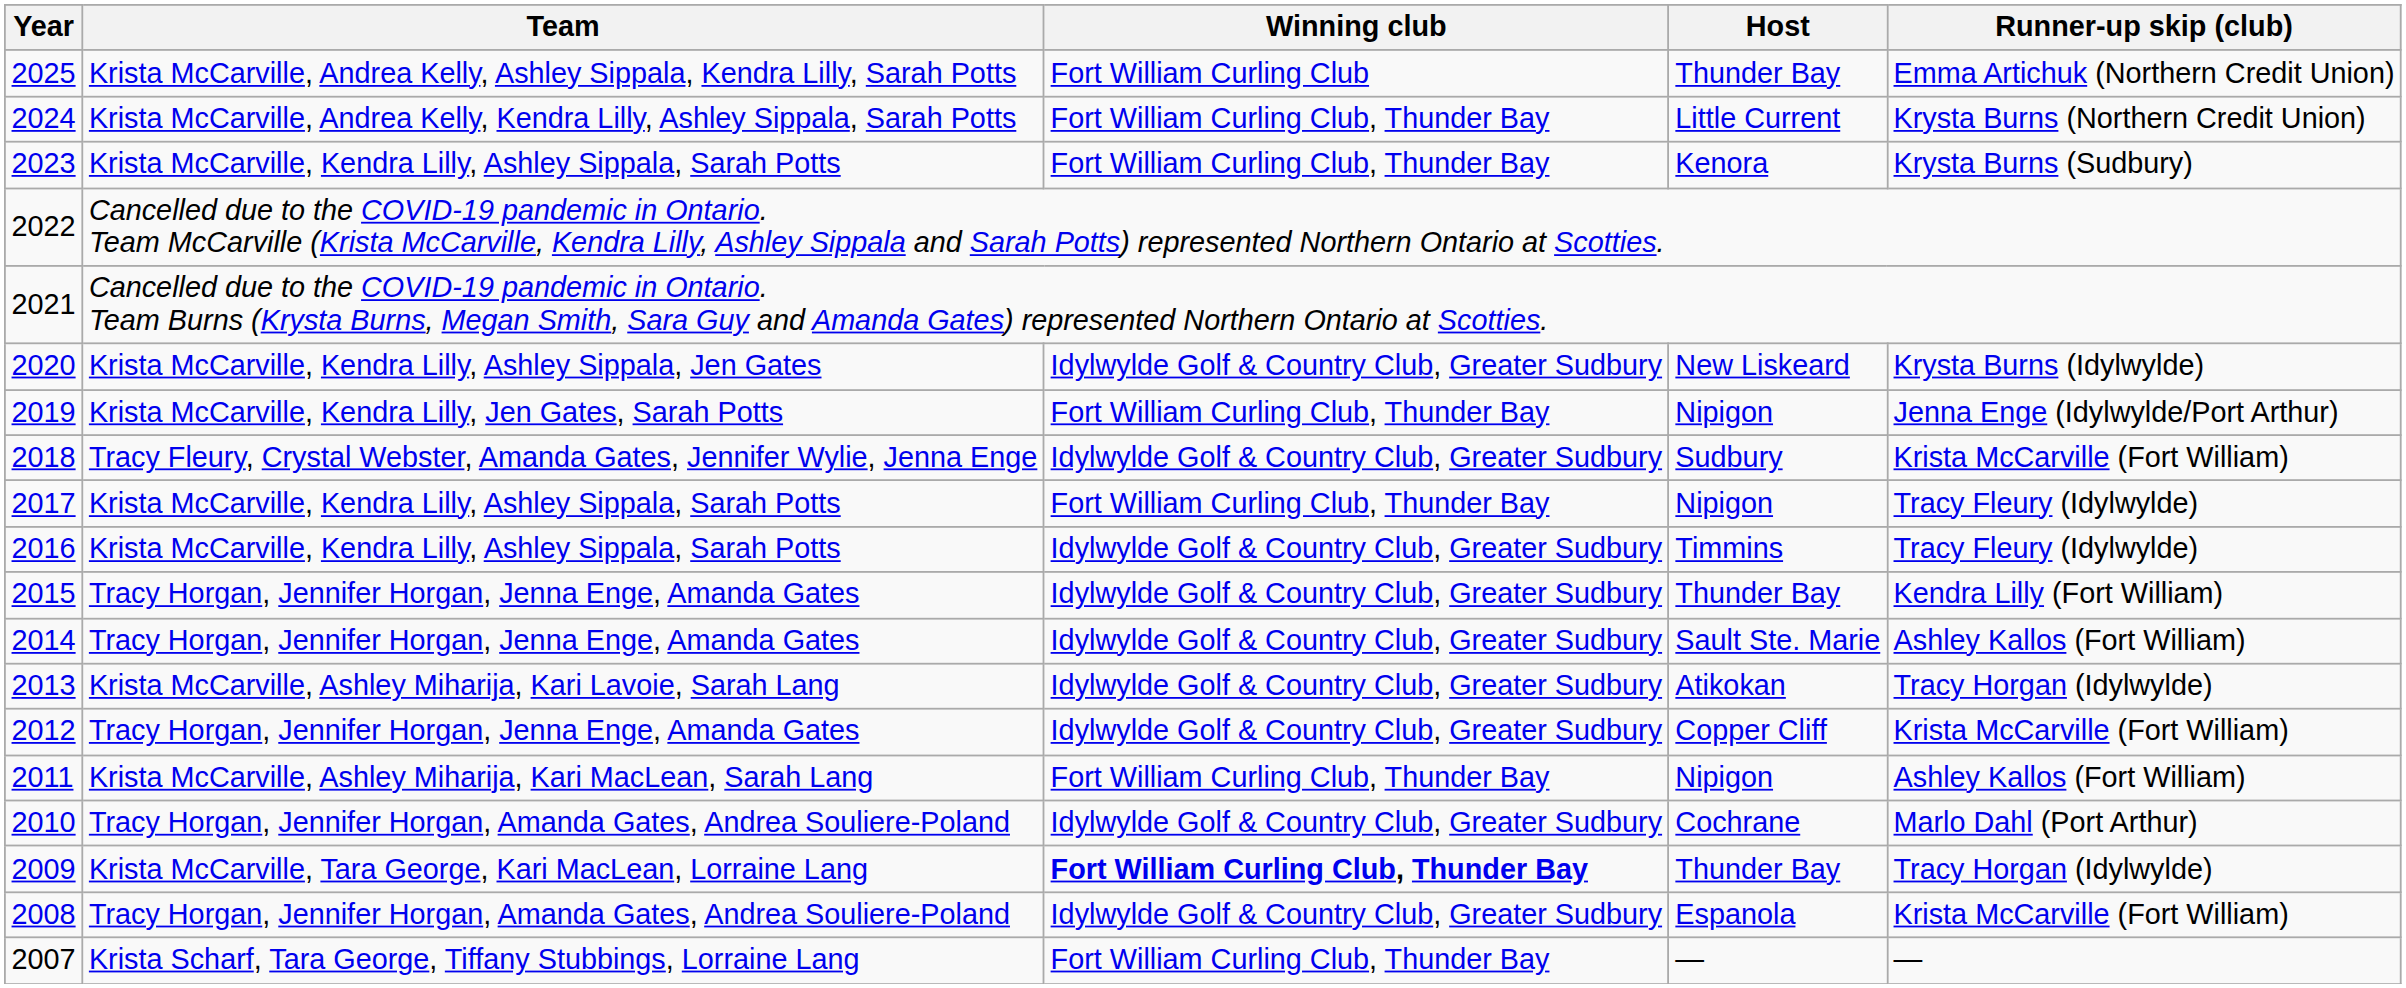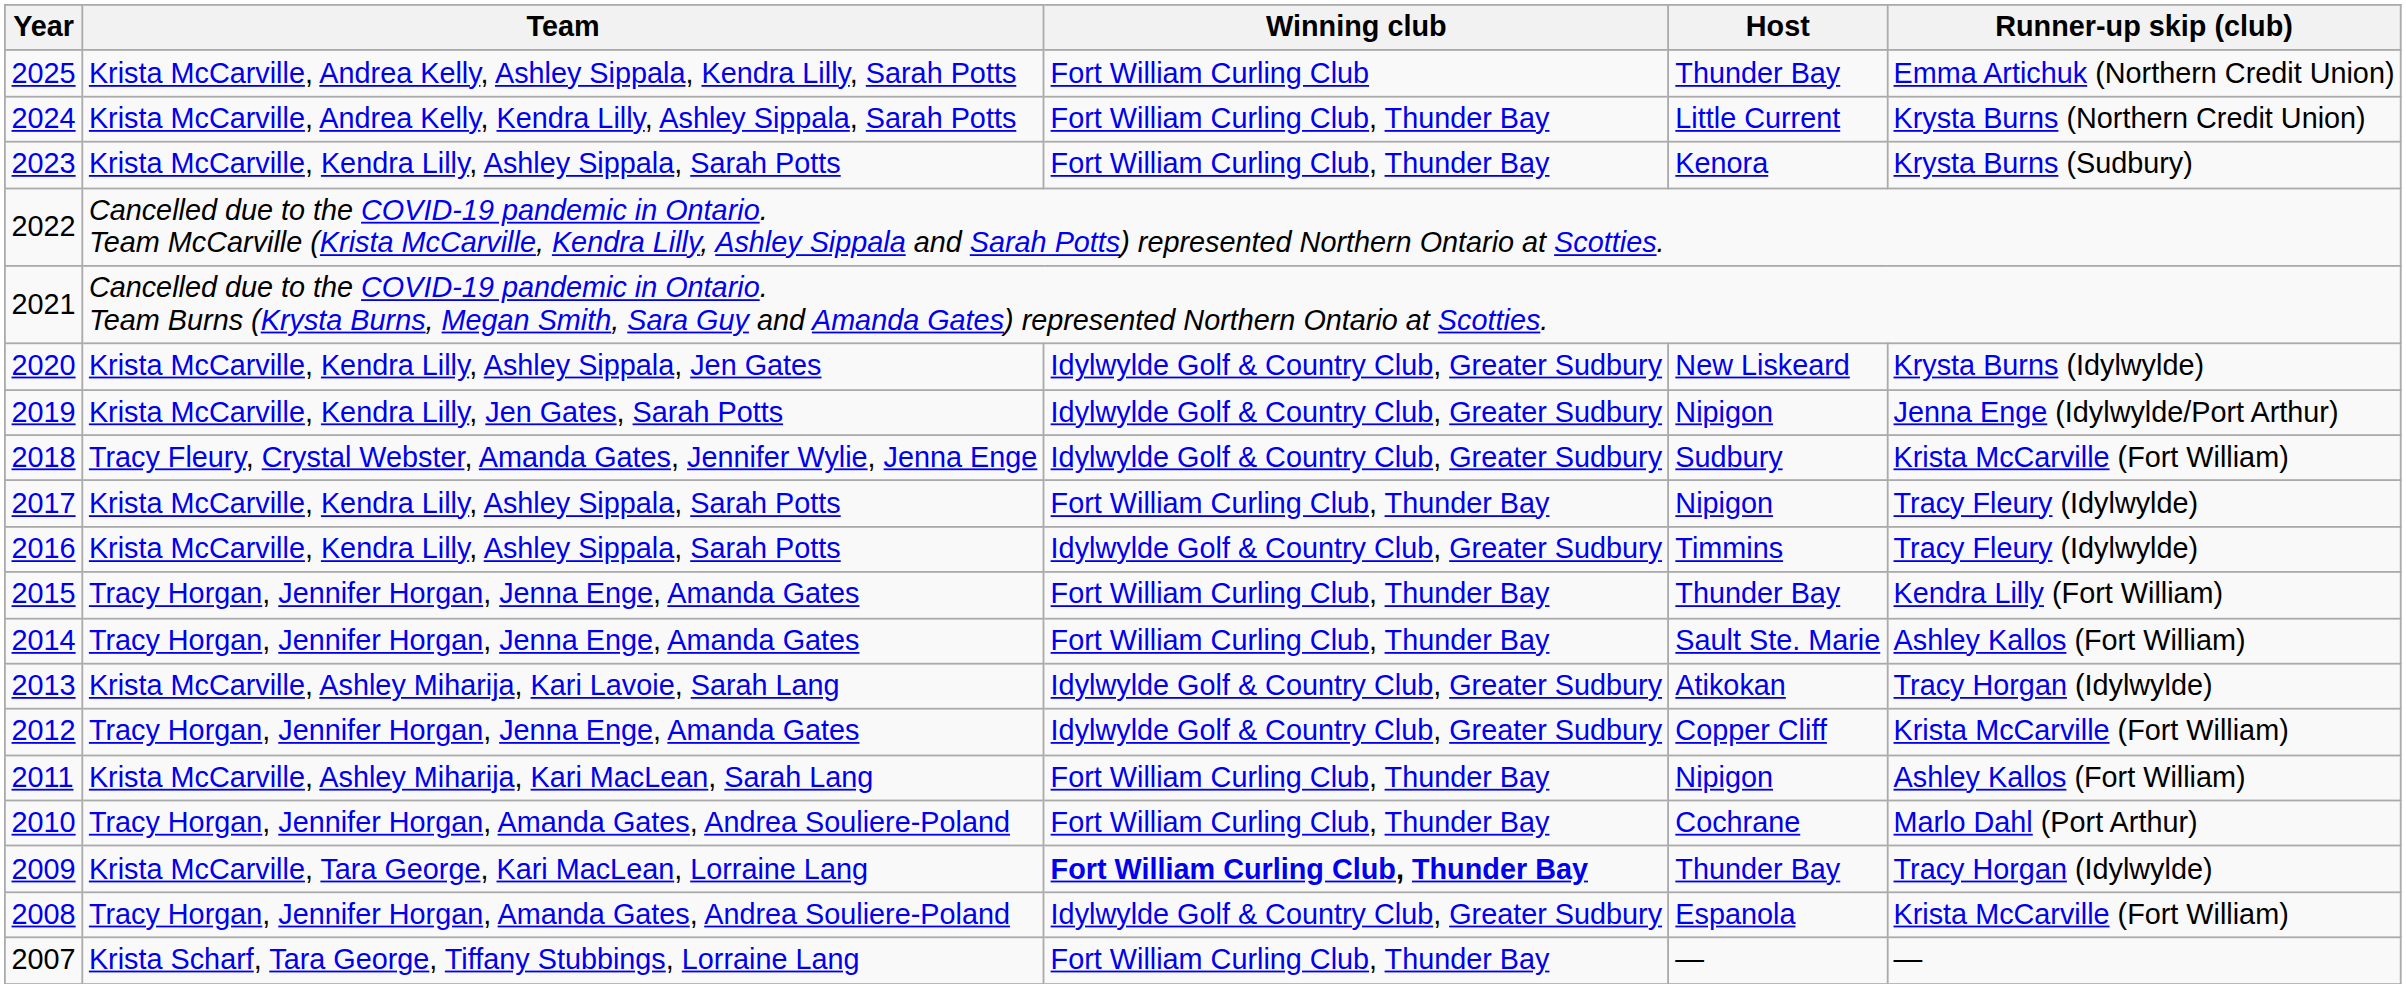(1300, 411) Fort William Curling Club, Thunder Bay -> (1356, 411) Idylwylde Golf & Country Club, Greater Sudbury
(1356, 594) Idylwylde Golf & Country Club, Greater Sudbury -> (1300, 594) Fort William Curling Club, Thunder Bay
(1356, 640) Idylwylde Golf & Country Club, Greater Sudbury -> (1300, 640) Fort William Curling Club, Thunder Bay
(1356, 822) Idylwylde Golf & Country Club, Greater Sudbury -> (1300, 822) Fort William Curling Club, Thunder Bay
